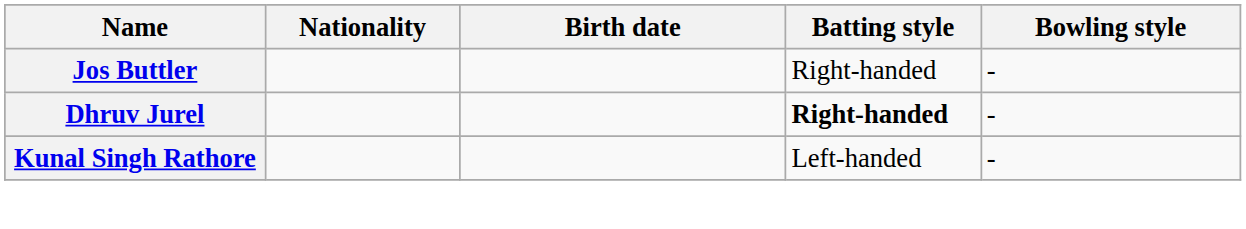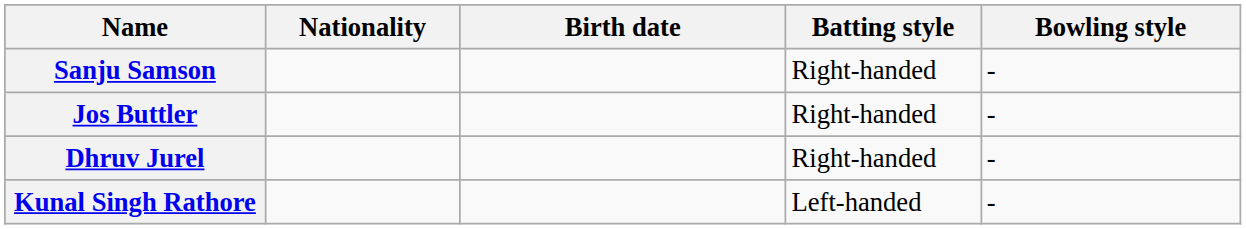+ row: (135, 70)
(870, 114) bold -> (864, 158) normal
